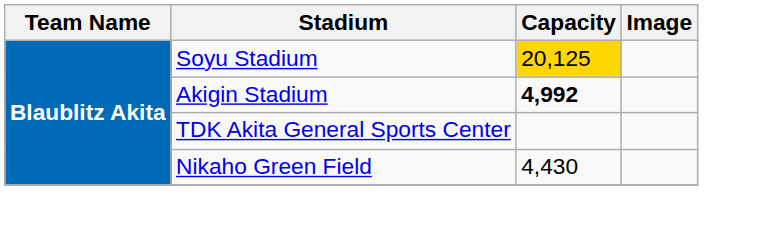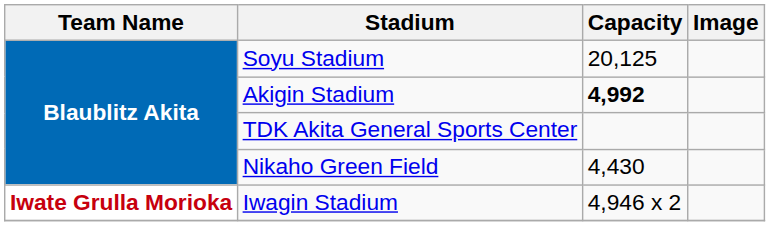(556, 58) gold background -> (622, 58) no background
+ row: (320, 202)
